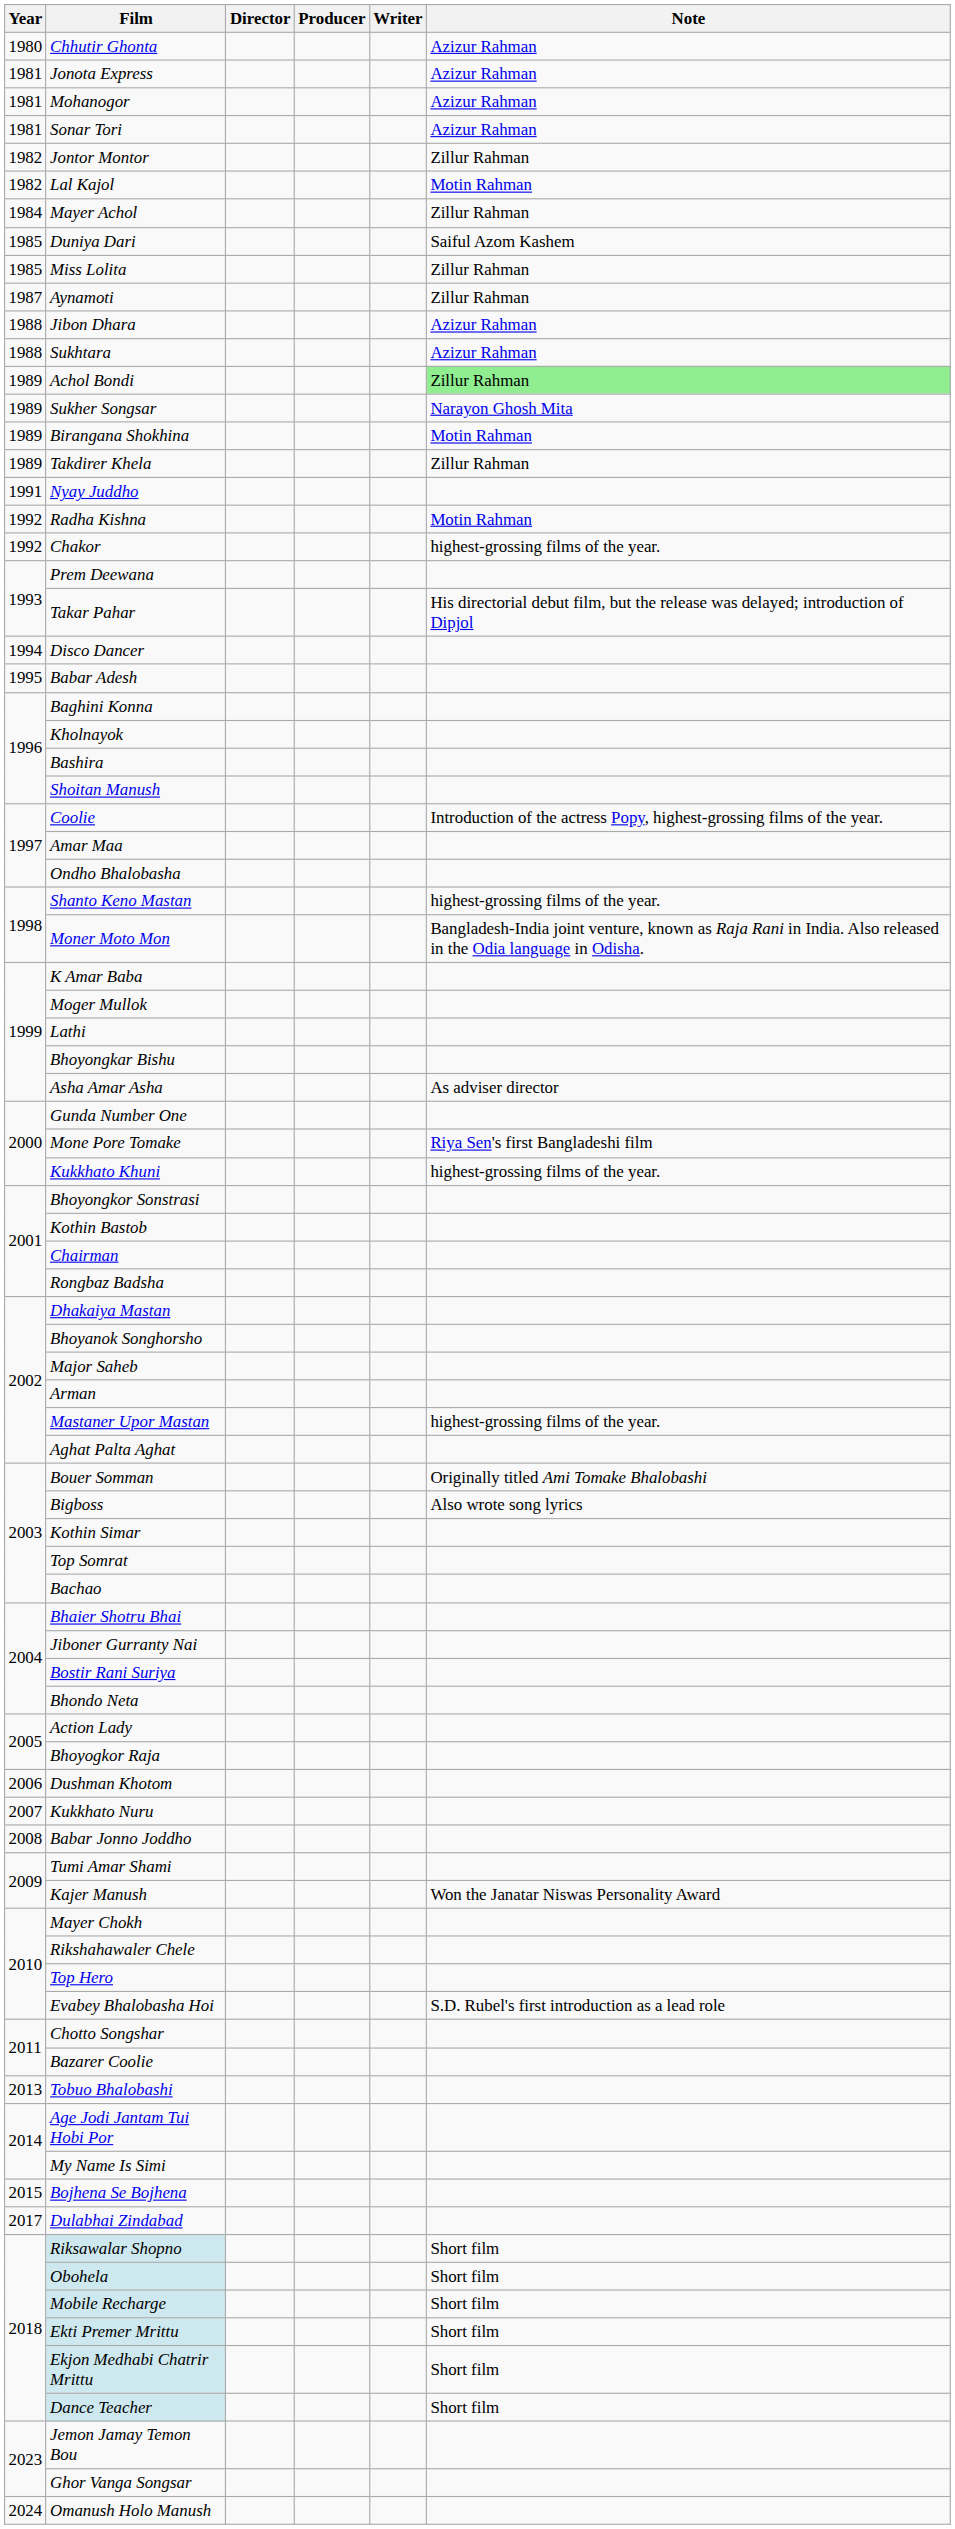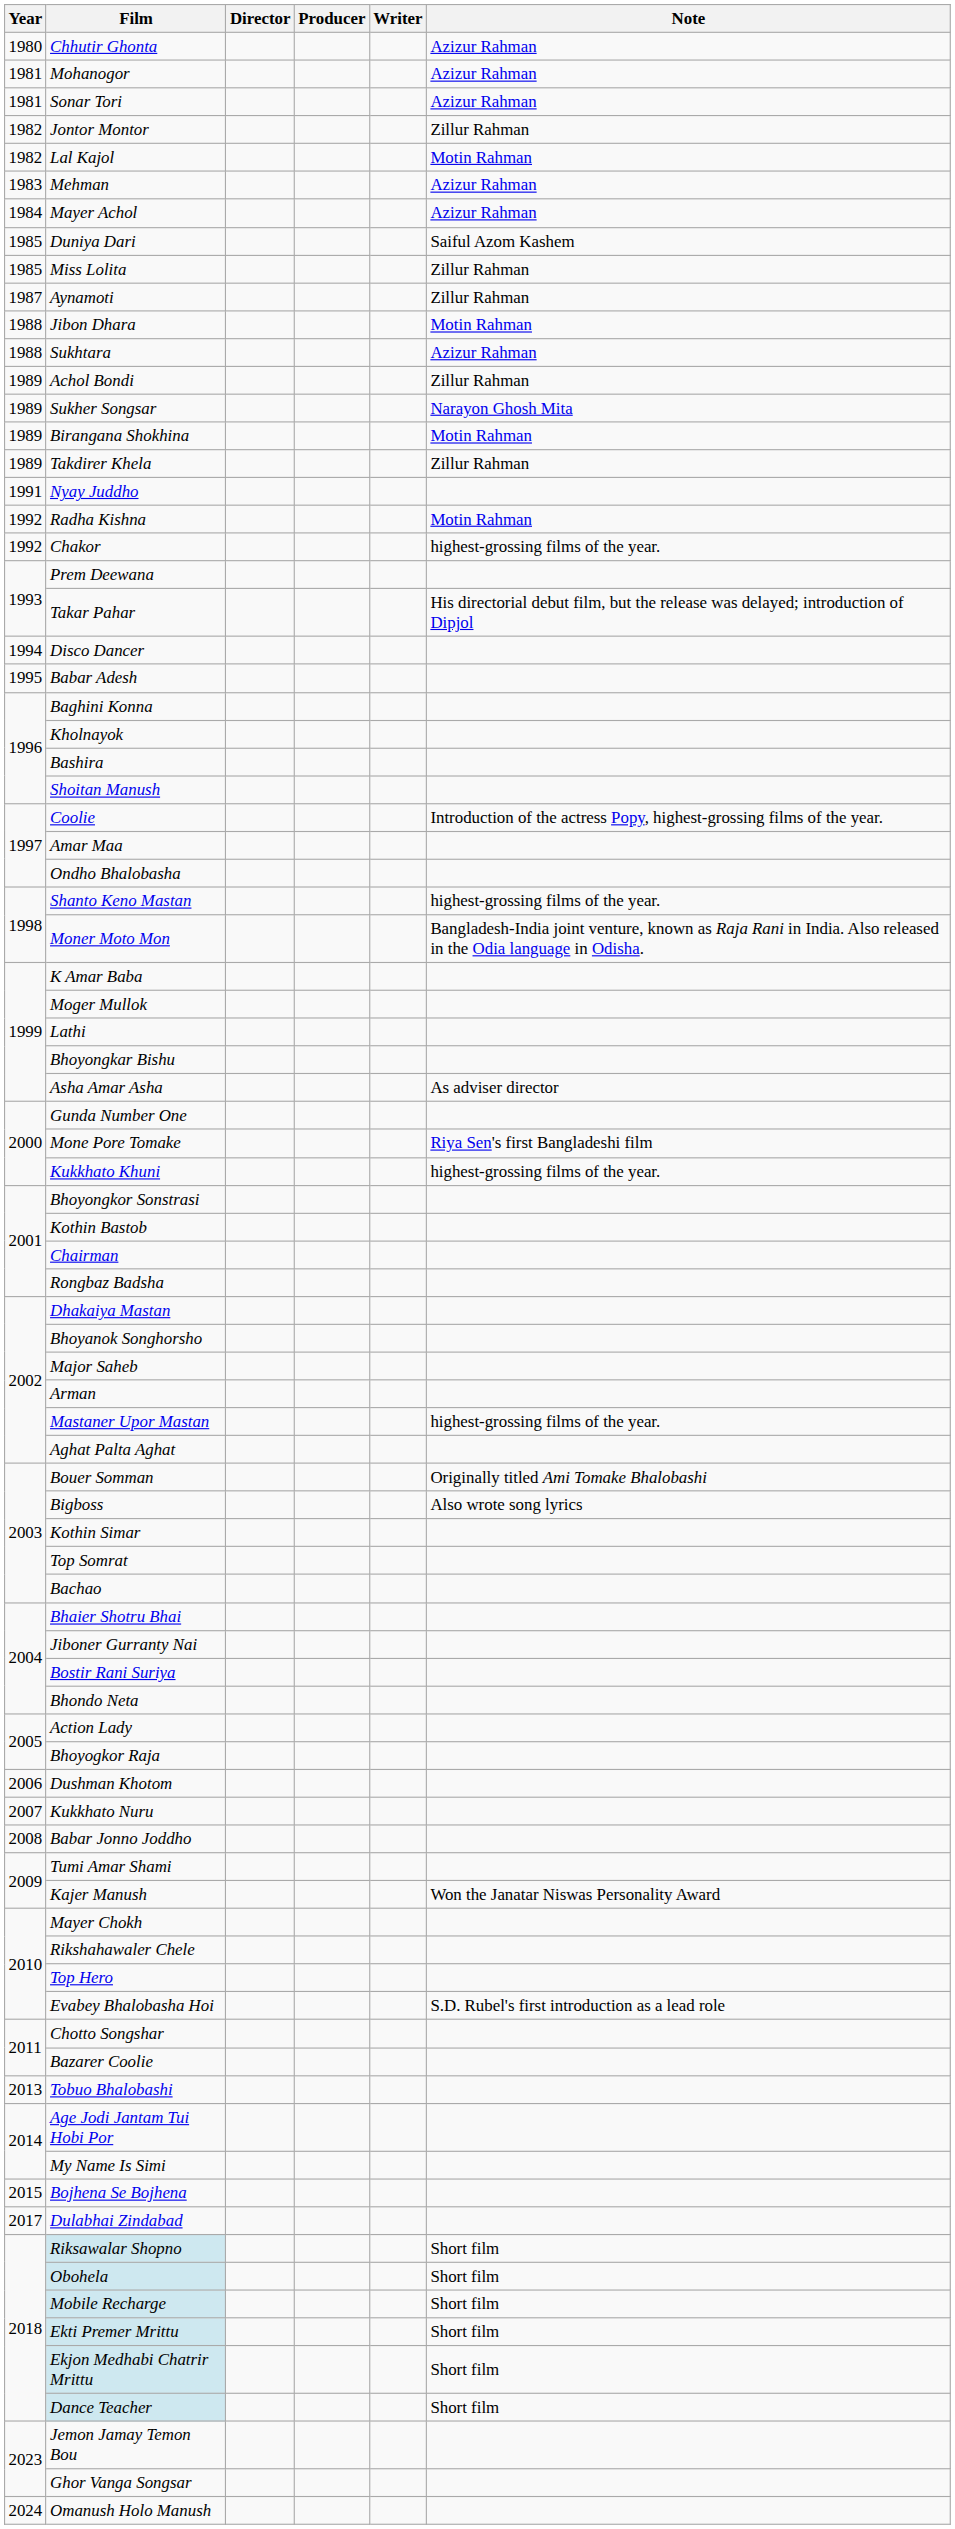- row: (101, 74)
+ row: (80, 185)
(480, 213) Zillur Rahman -> (484, 213) Azizur Rahman
(484, 324) Azizur Rahman -> (481, 324) Motin Rahman
(480, 380) lightgreen background -> (480, 380) no background
